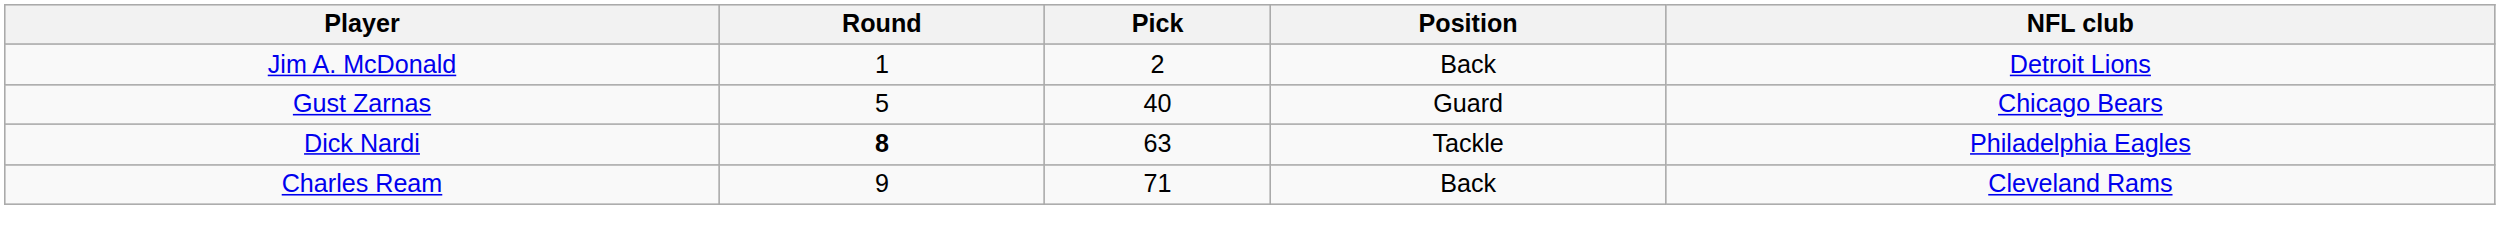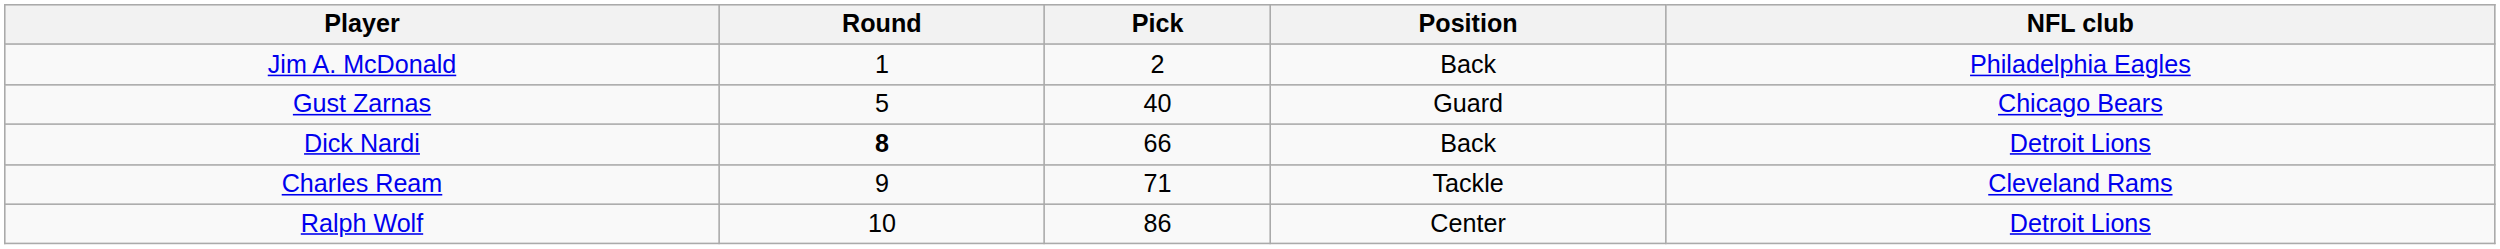(2080, 64) Detroit Lions -> (2080, 64) Philadelphia Eagles
(1158, 143) 63 -> (1158, 143) 66
(1468, 143) Tackle -> (1468, 143) Back
(2080, 143) Philadelphia Eagles -> (2080, 143) Detroit Lions
(1468, 183) Back -> (1468, 183) Tackle
+ row: (362, 223)
